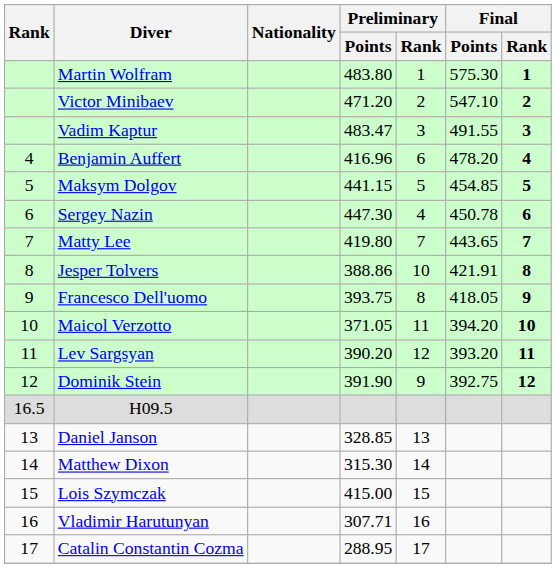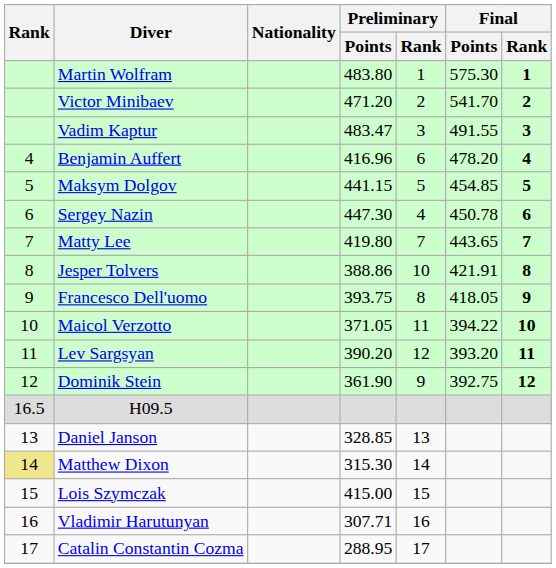(474, 102) 547.10 -> (474, 102) 541.70
(474, 325) 394.20 -> (474, 325) 394.22
(368, 381) 391.90 -> (368, 381) 361.90
(29, 465) no background -> (29, 465) khaki background
